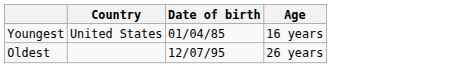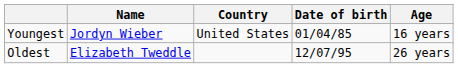+ column: (130, 14)
